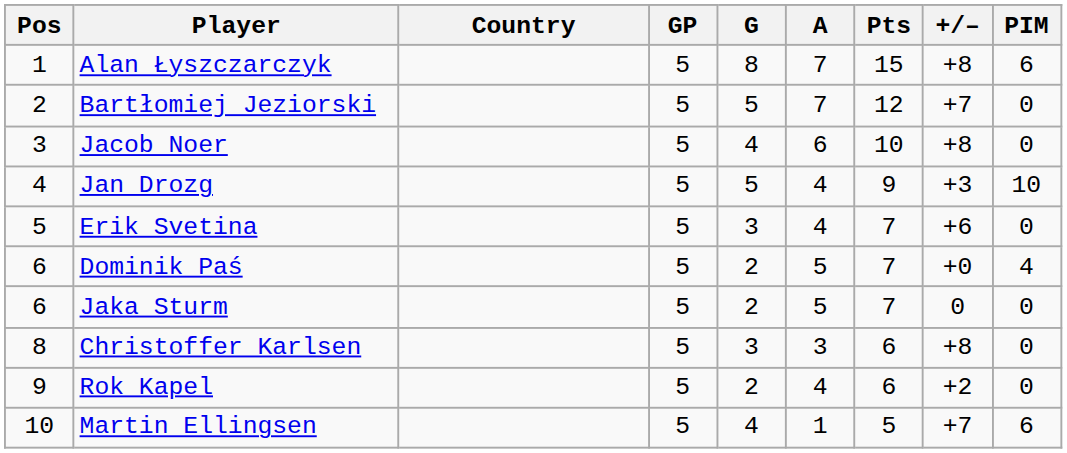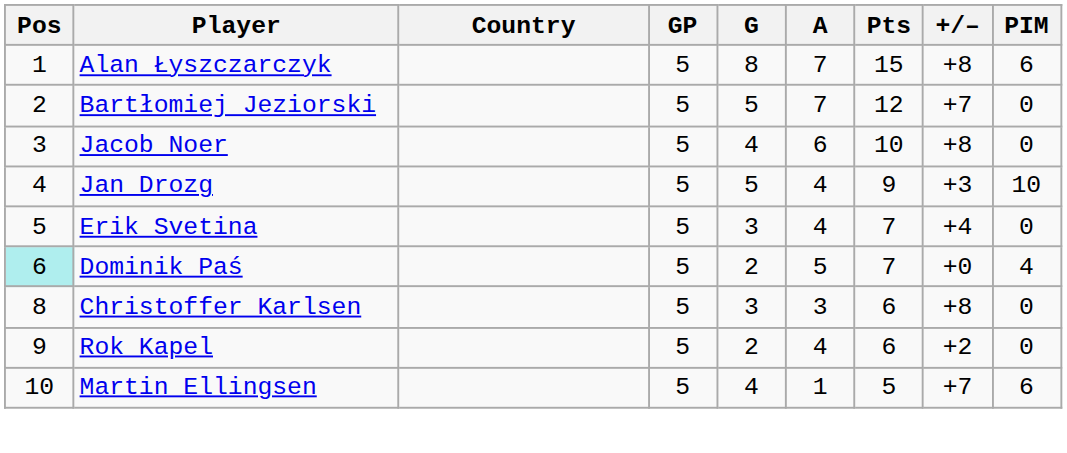(958, 226) +6 -> (958, 226) +4
(39, 267) no background -> (39, 267) paleturquoise background
- row: (154, 307)
